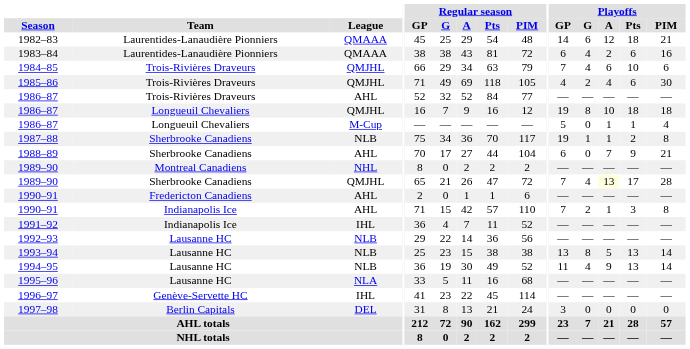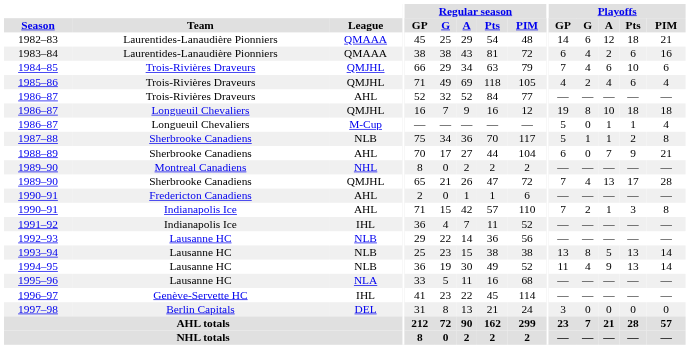(666, 82) 30 -> (666, 82) 4
(563, 139) 19 -> (563, 139) 5
(609, 181) lightyellow background -> (609, 181) no background
